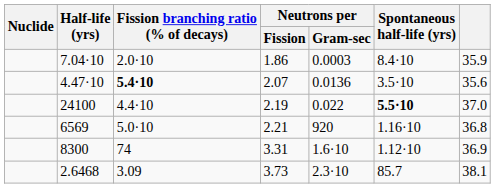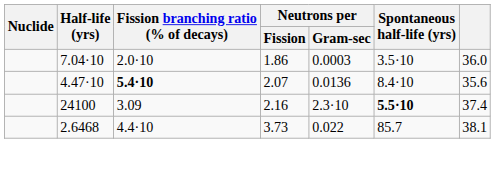(395, 60) 8.4·10 -> (395, 60) 3.5·10
(475, 60) 35.9 -> (475, 60) 36.0
(395, 82) 3.5·10 -> (395, 82) 8.4·10
(135, 104) 4.4·10 -> (129, 104) 3.09
(276, 104) 2.19 -> (276, 104) 2.16
(328, 104) 0.022 -> (330, 104) 2.3·10
(475, 104) 37.0 -> (475, 104) 37.4
- row: (74, 127)
- row: (74, 149)
(129, 171) 3.09 -> (135, 127) 4.4·10
(330, 171) 2.3·10 -> (328, 127) 0.022
